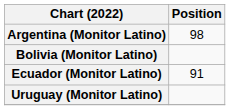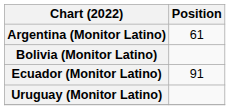(197, 34) 98 -> (197, 34) 61
